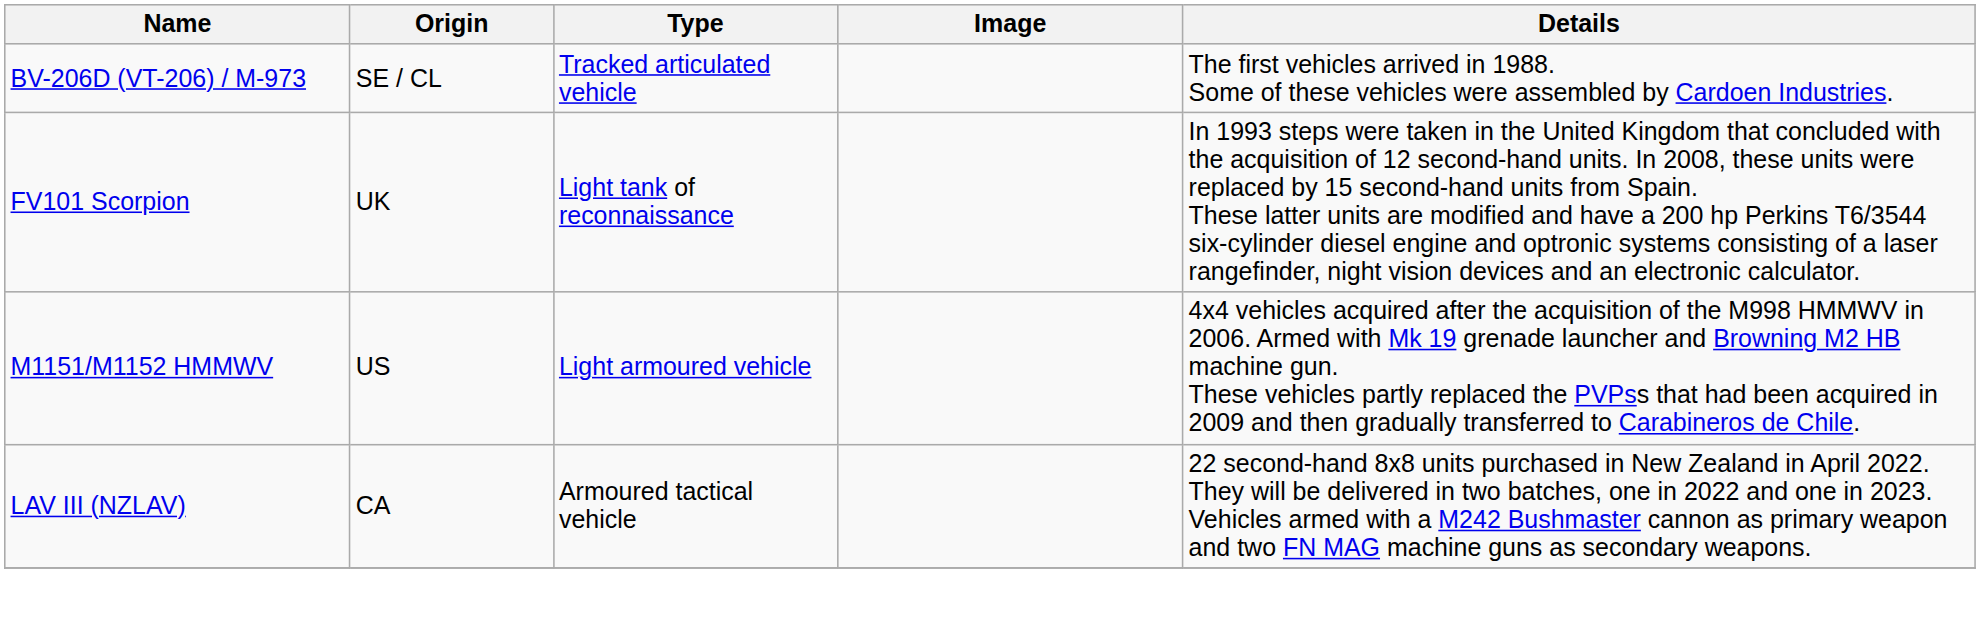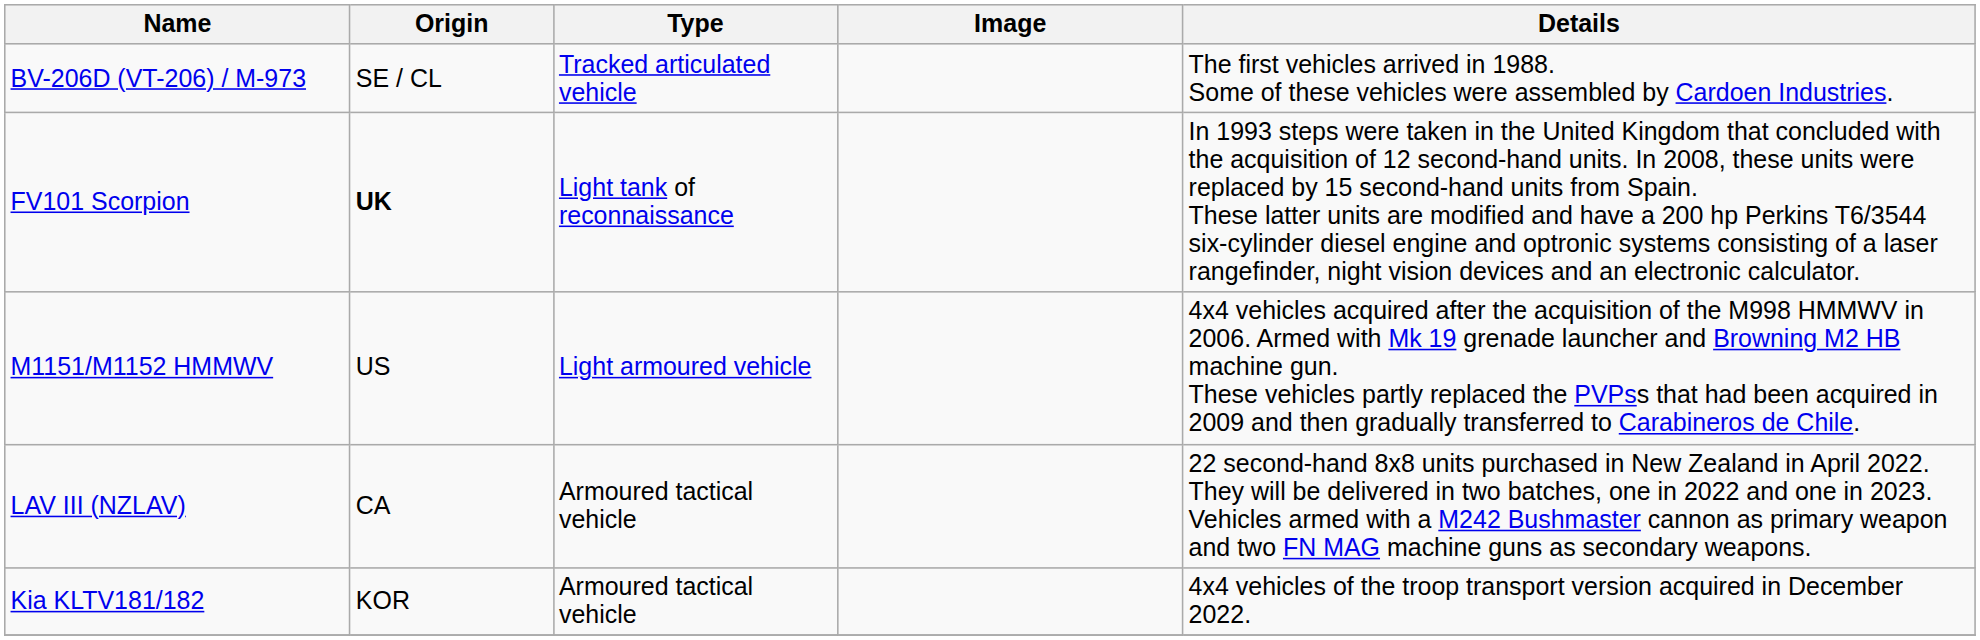(373, 201) normal -> (374, 201) bold
+ row: (107, 601)
